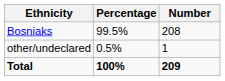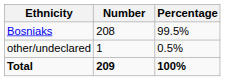columns swapped: (190, 13) <-> (126, 13)
